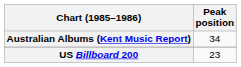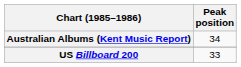(215, 54) 23 -> (215, 54) 33
